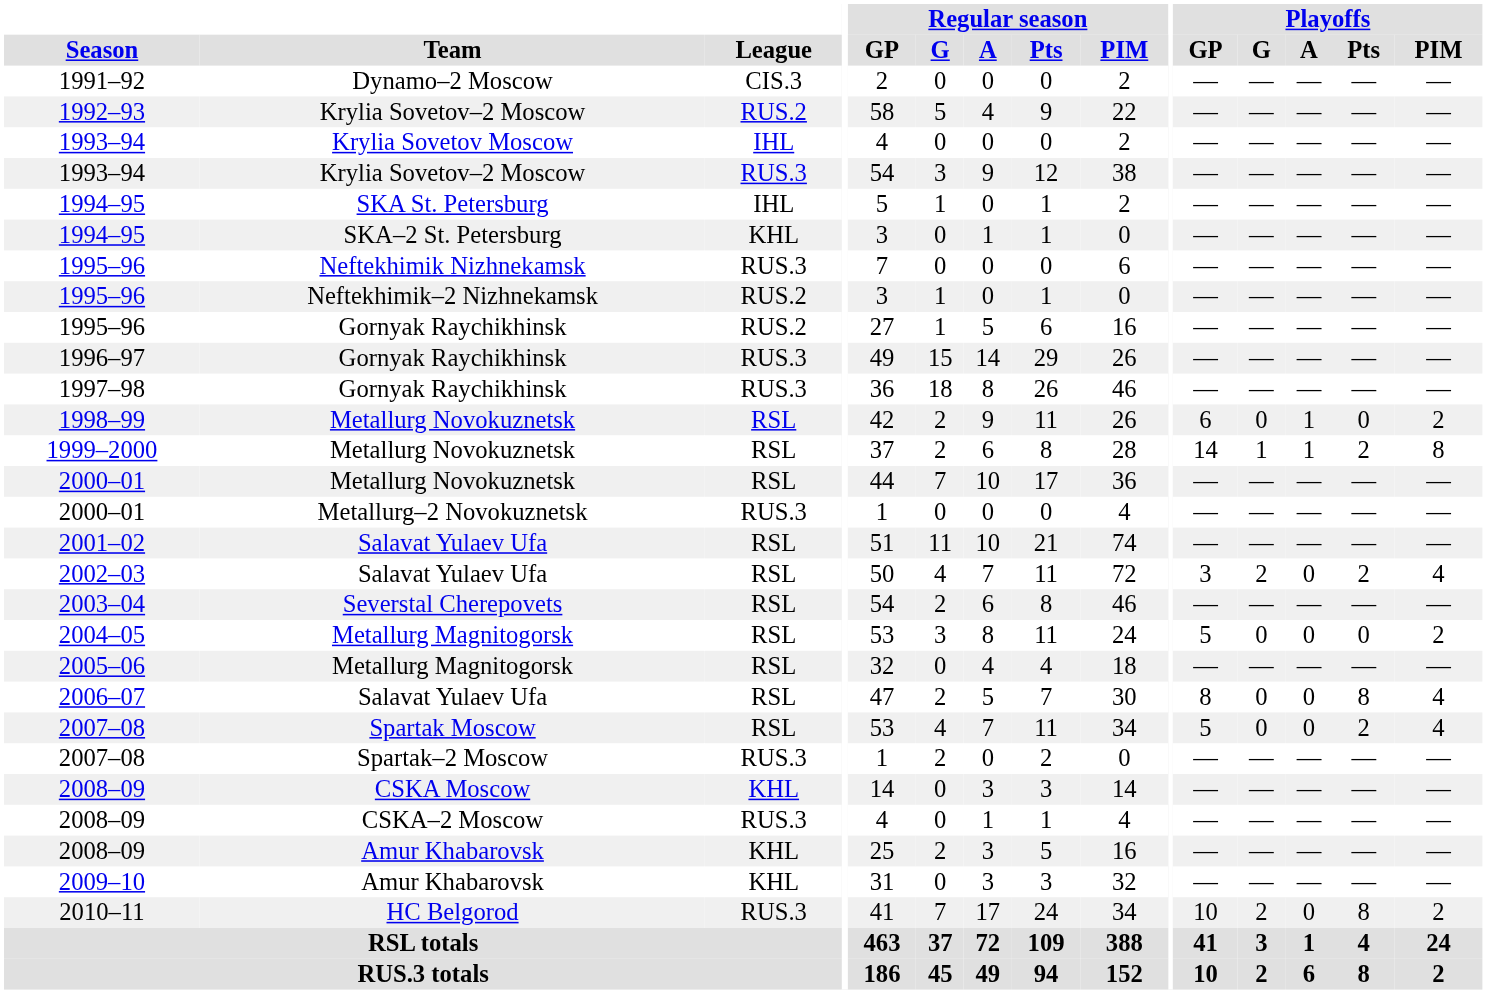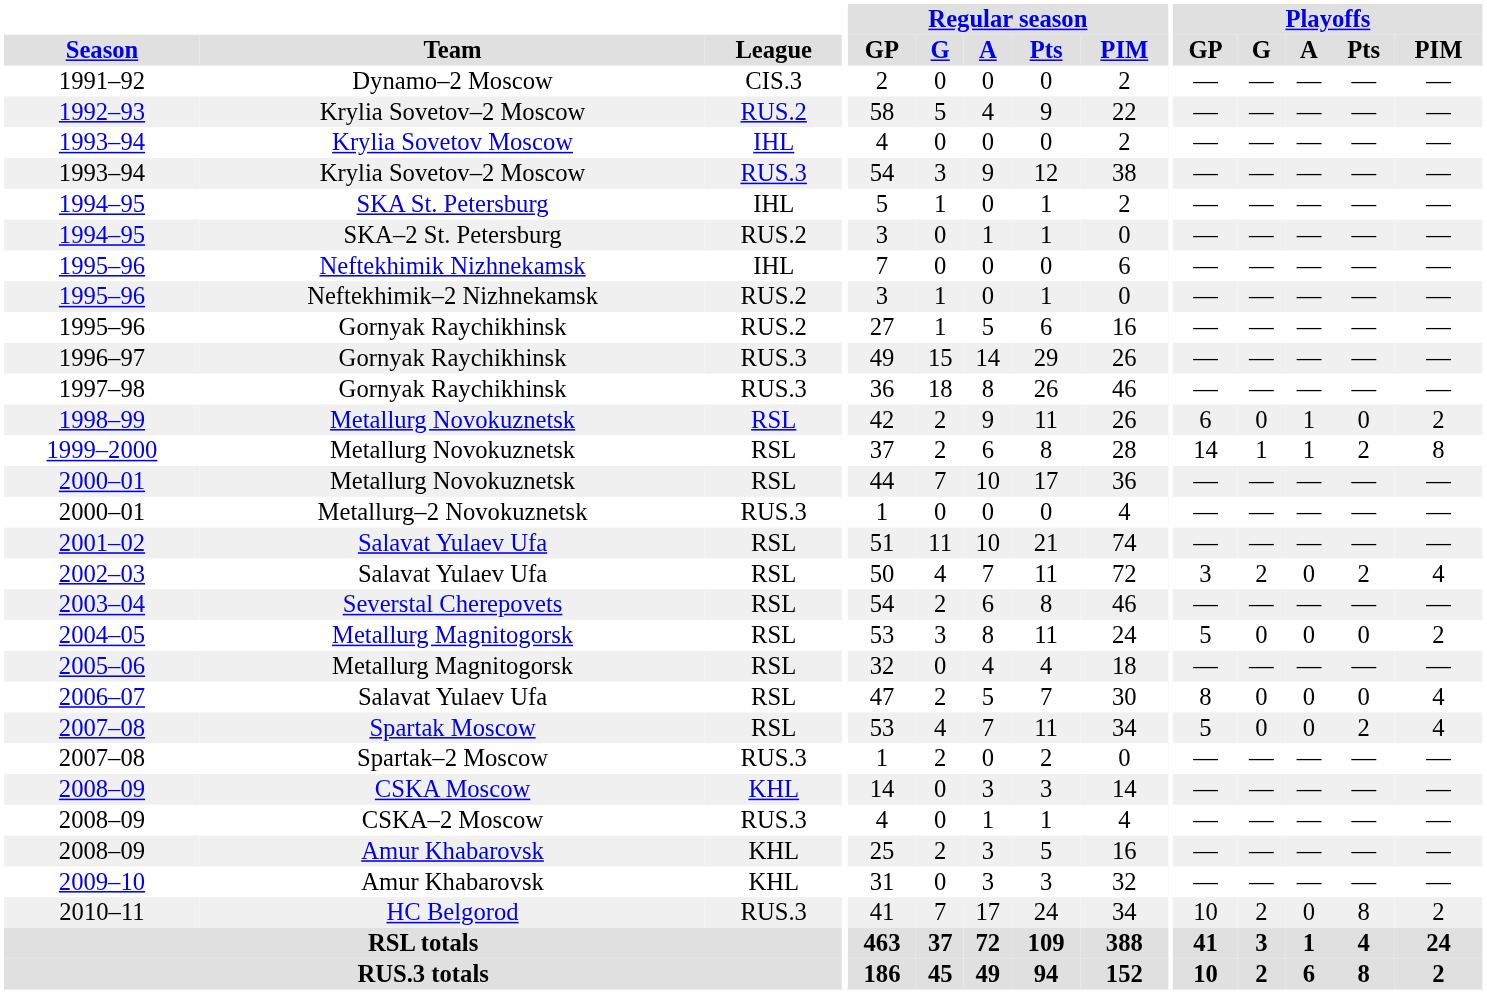(774, 234) KHL -> (774, 234) RUS.2
(774, 265) RUS.3 -> (774, 265) IHL
(1364, 696) 8 -> (1364, 696) 0
